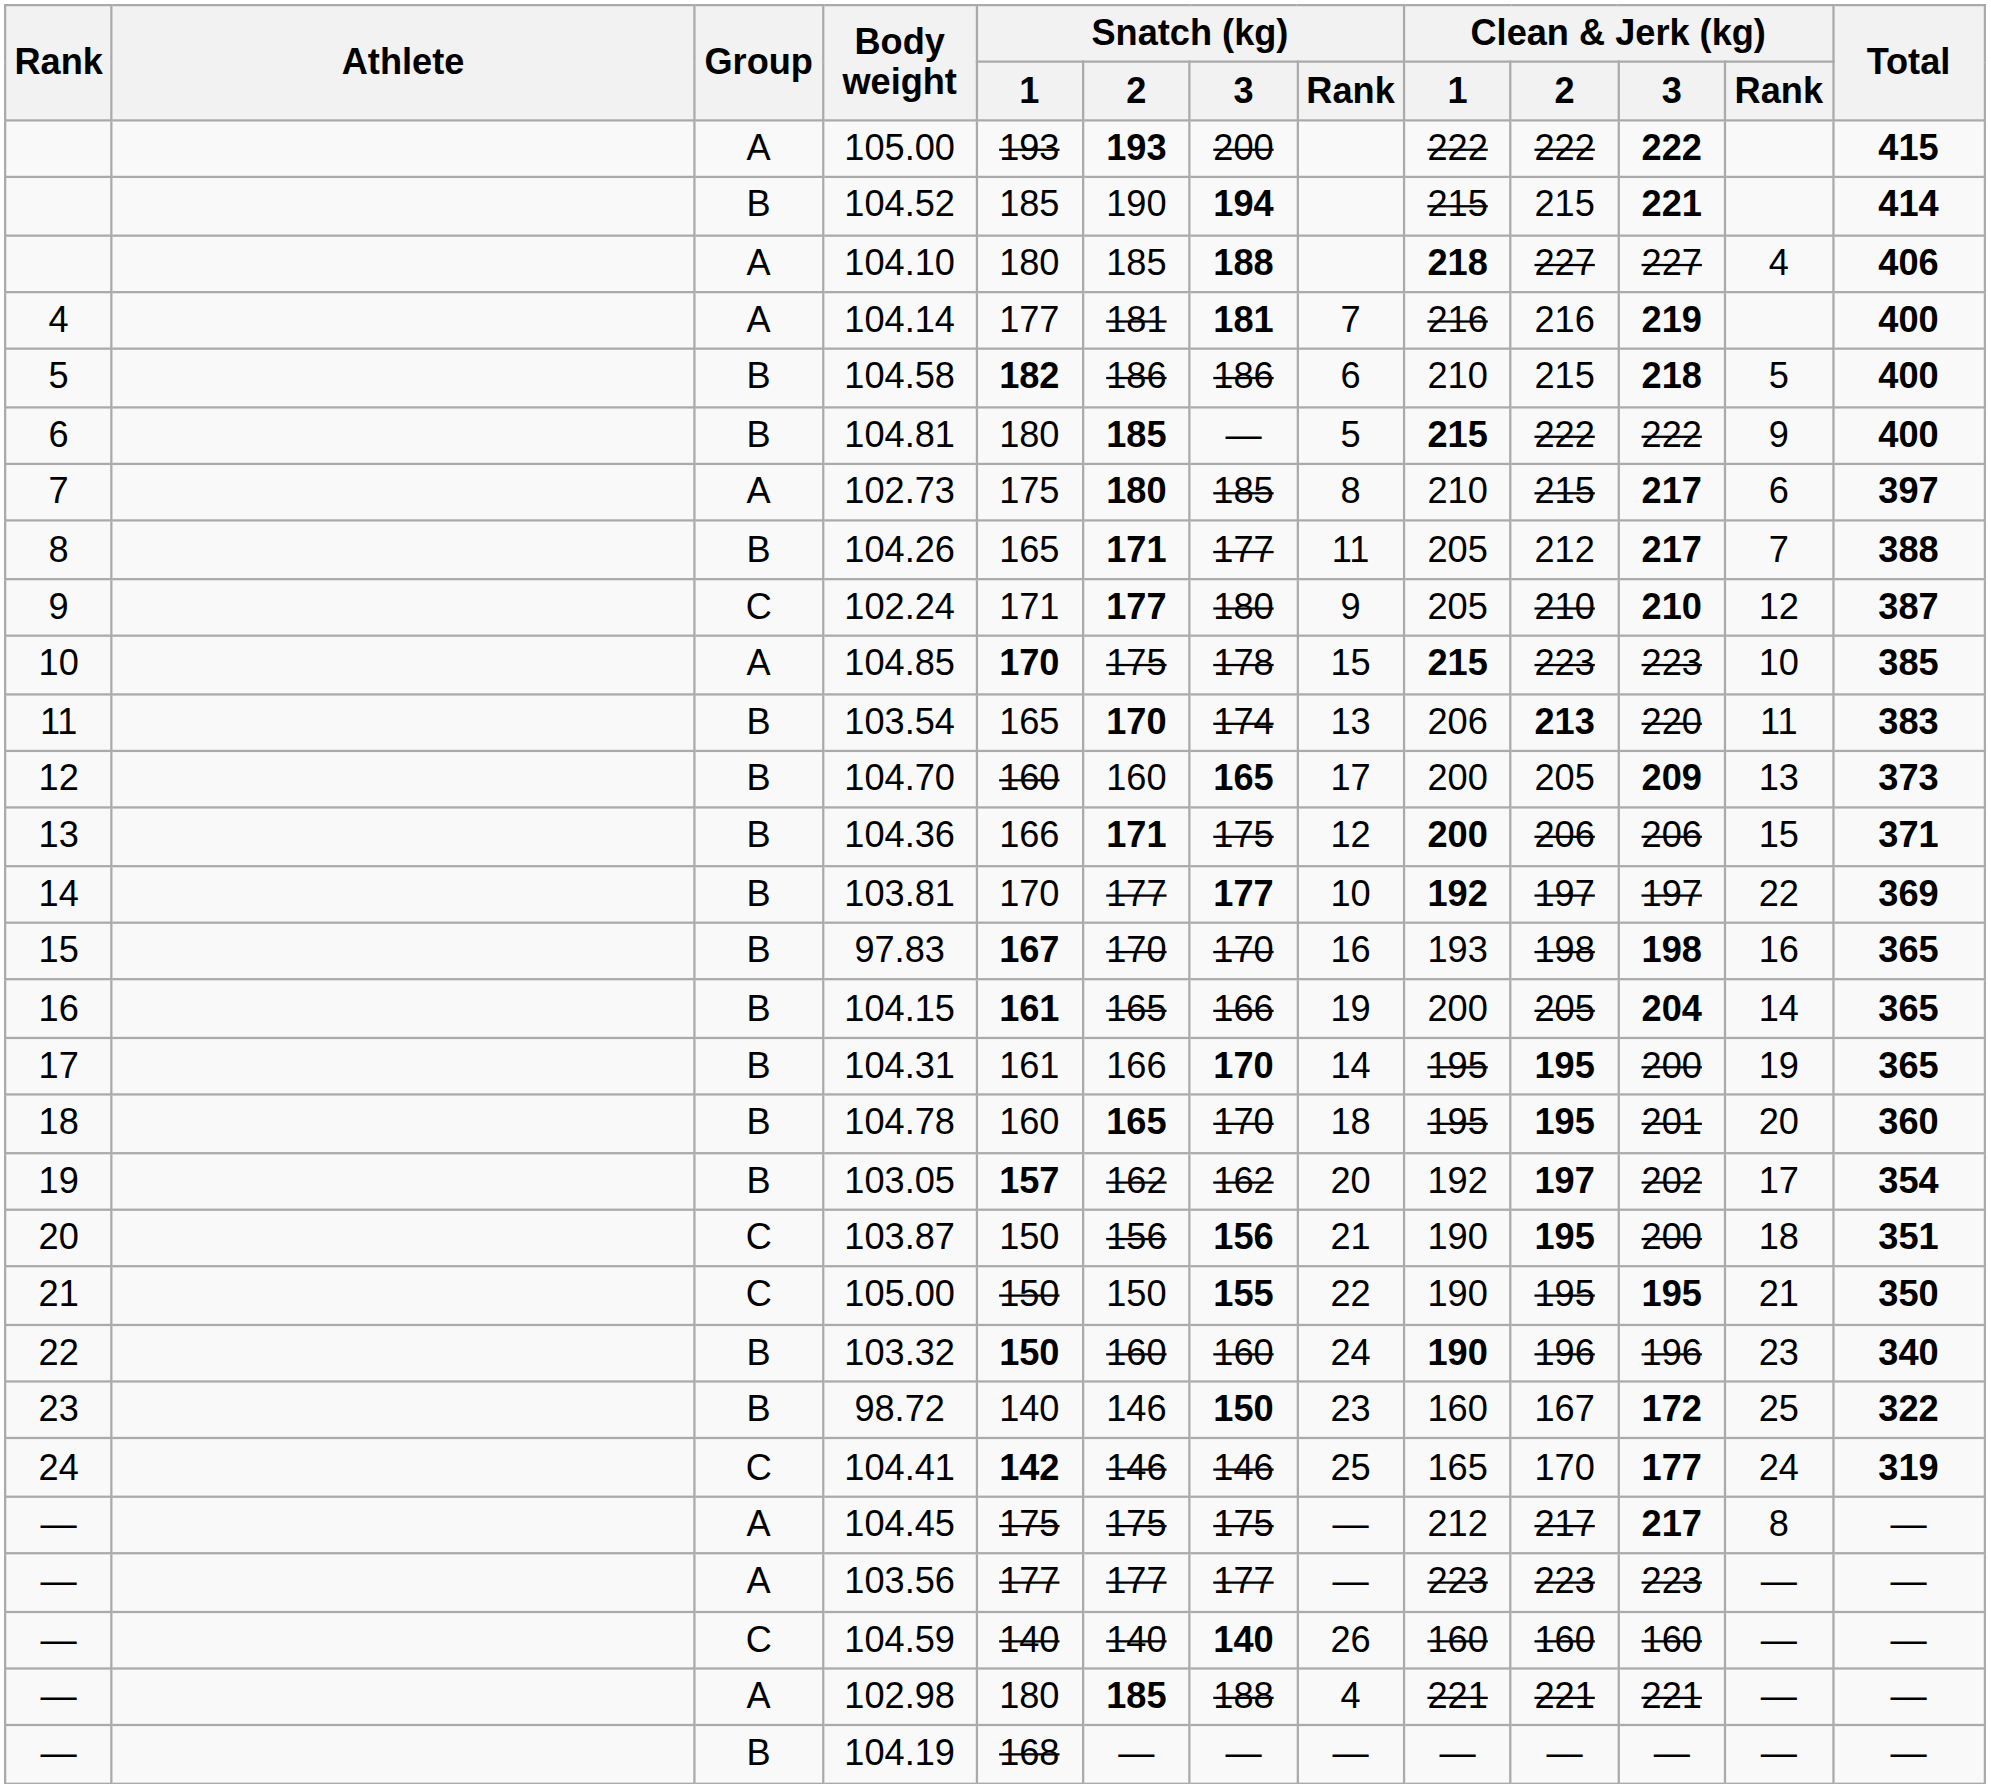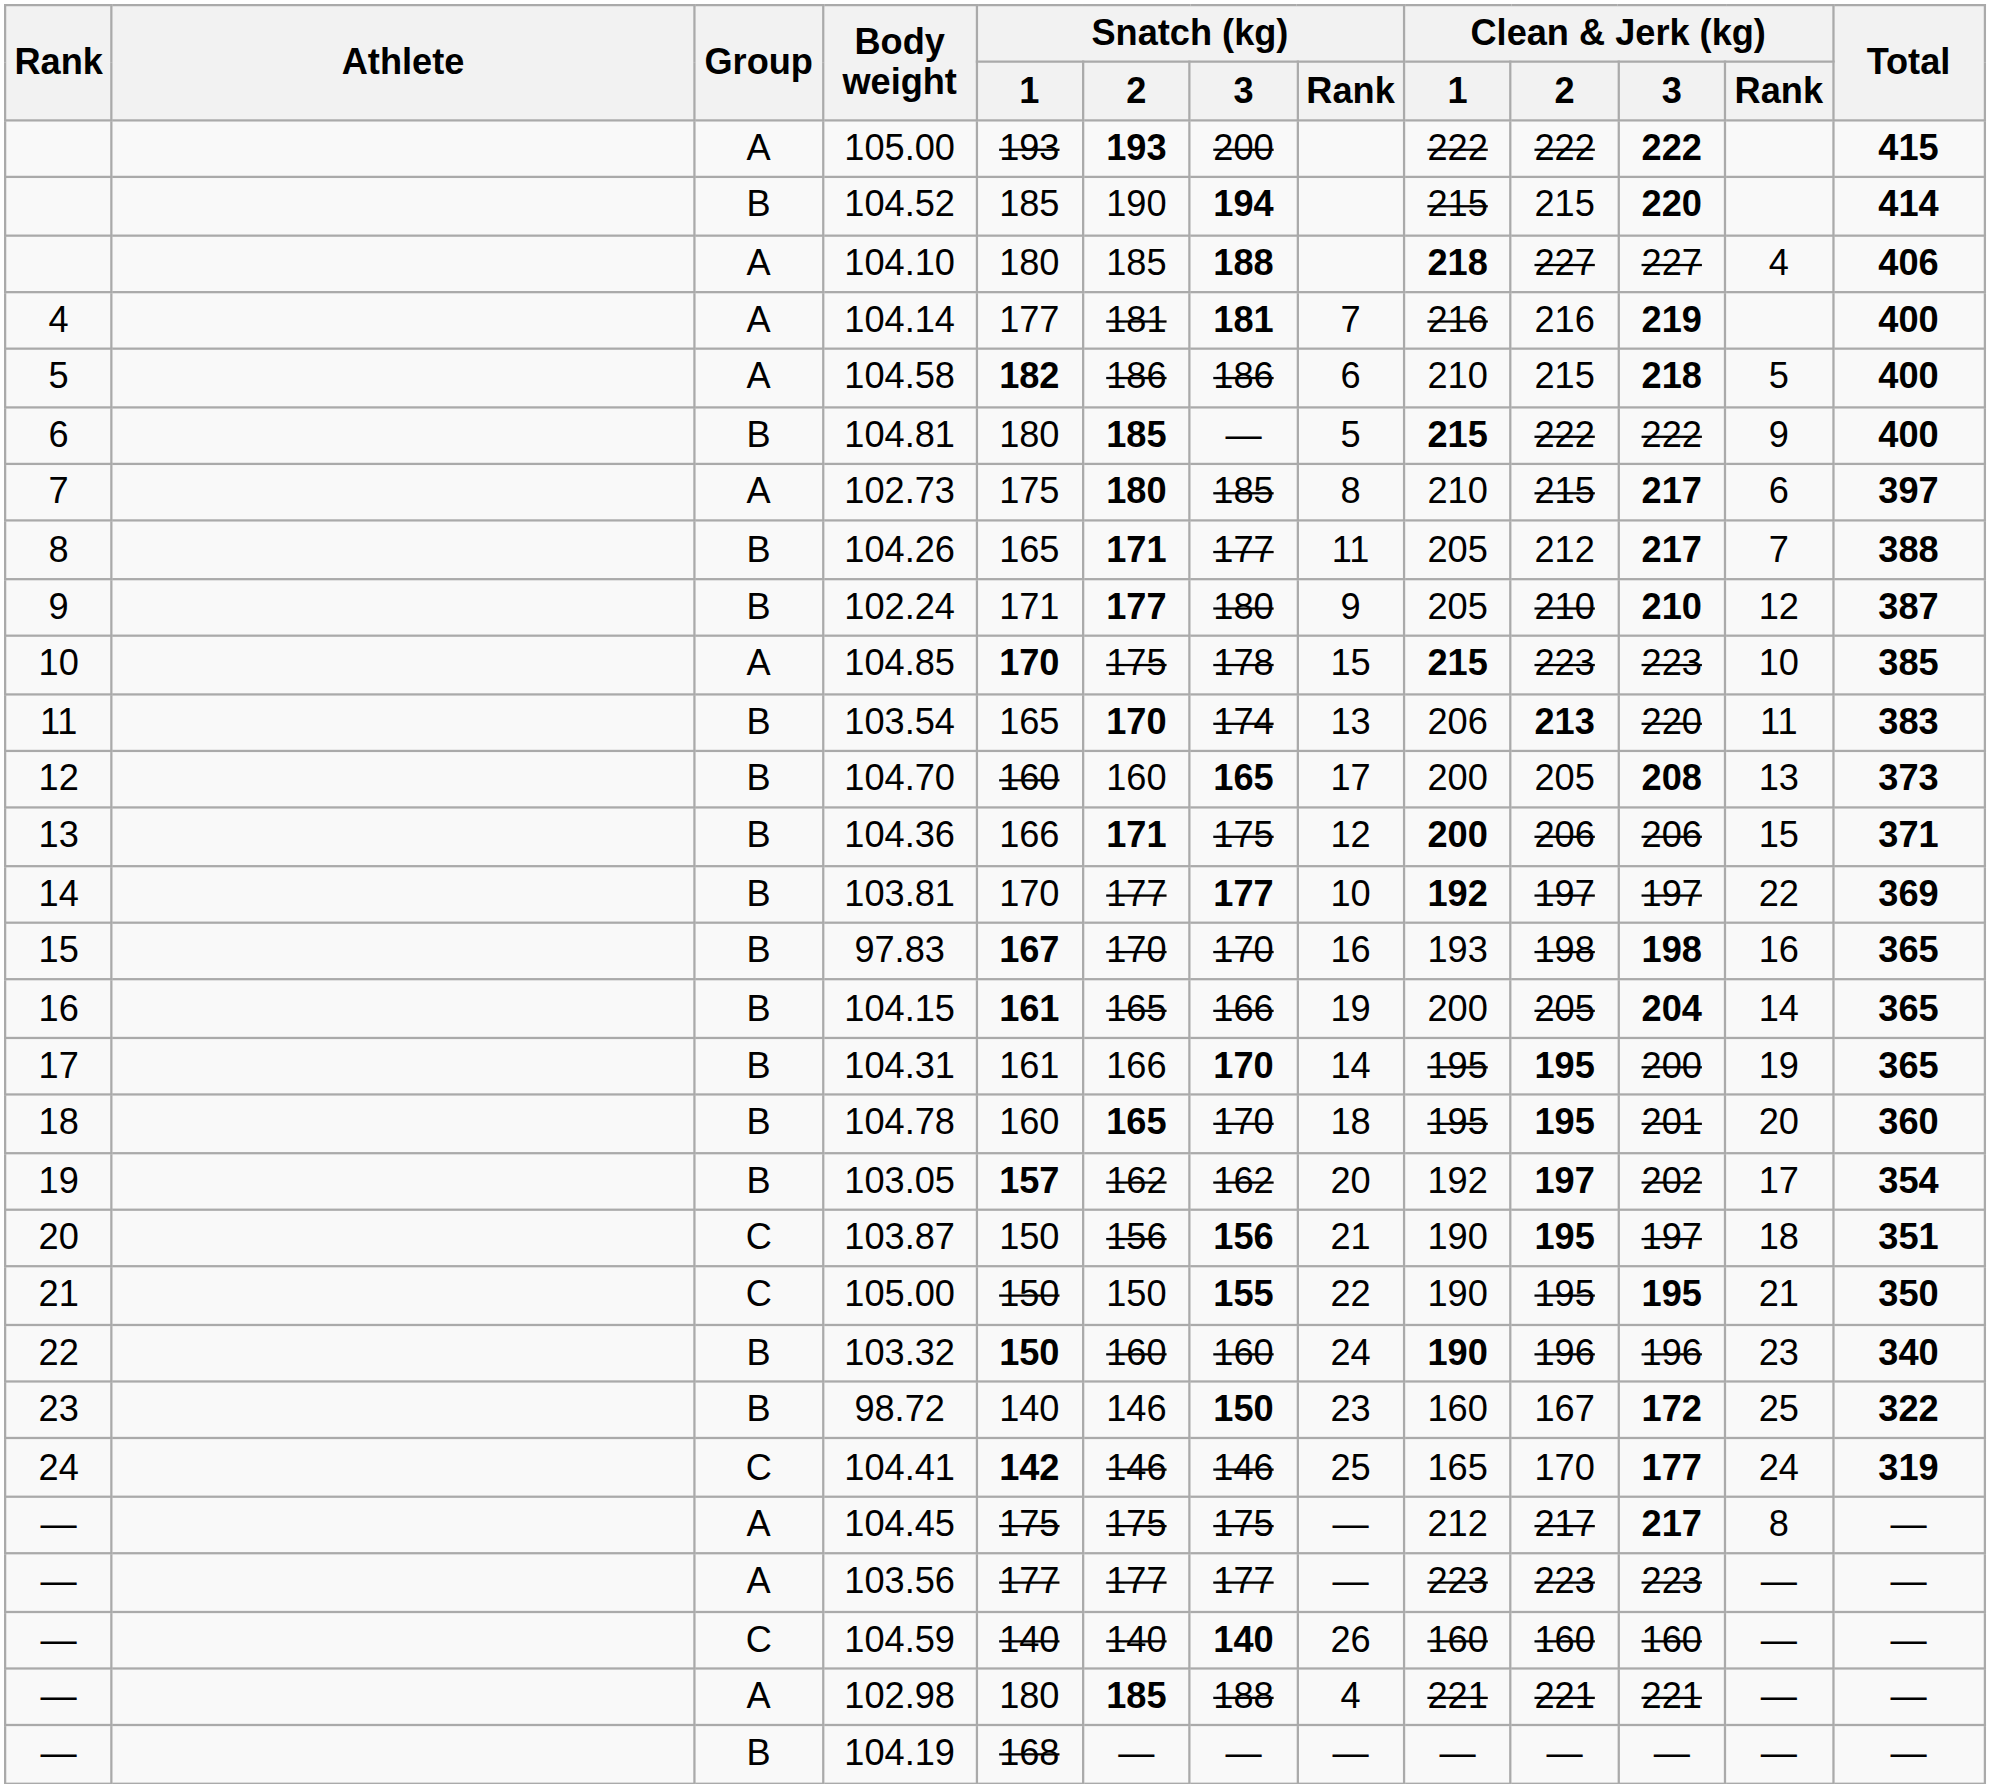(1672, 205) 221 -> (1672, 205) 220
(759, 377) B -> (759, 377) A
(759, 606) C -> (759, 606) B
(1672, 778) 209 -> (1672, 778) 208
(1672, 1237) 200 -> (1672, 1237) 197
